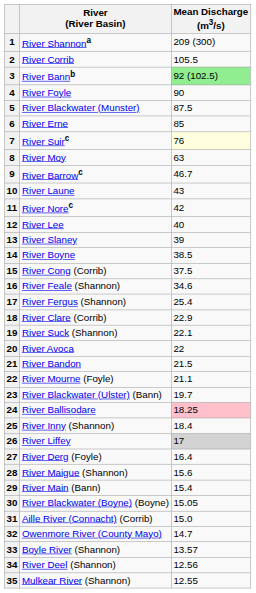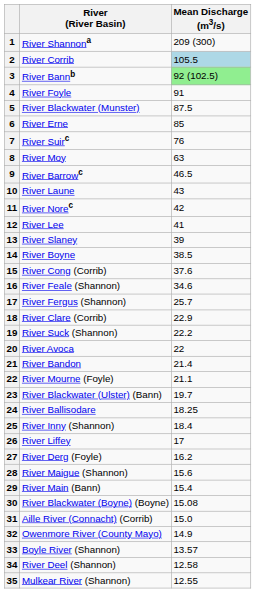(186, 59) no background -> (186, 59) lightblue background
(179, 93) 90 -> (179, 93) 91
(179, 140) lightyellow background -> (179, 140) no background
(183, 174) 46.7 -> (183, 174) 46.5
(179, 224) 40 -> (179, 224) 41
(183, 271) 37.5 -> (183, 271) 37.6
(183, 302) 25.4 -> (183, 302) 25.7
(183, 333) 22.1 -> (183, 333) 22.2
(183, 364) 21.5 -> (183, 364) 21.4
(186, 410) pink background -> (186, 410) no background
(179, 441) lightgrey background -> (179, 441) no background
(183, 456) 16.4 -> (183, 456) 16.2
(186, 503) 15.05 -> (186, 503) 15.08
(183, 534) 14.7 -> (183, 534) 14.9
(186, 565) 12.56 -> (186, 565) 12.58
